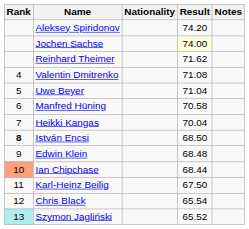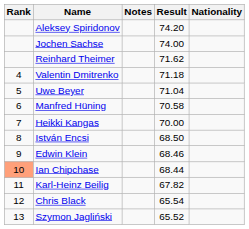columns swapped: (150, 12) <-> (228, 12)
(195, 43) lightyellow background -> (172, 43) no background
(195, 75) 71.08 -> (172, 75) 71.18
(195, 122) 70.04 -> (172, 122) 70.00
(19, 138) bold -> (19, 138) normal
(195, 153) 68.48 -> (172, 153) 68.46
(195, 185) 67.50 -> (172, 185) 67.82
(19, 216) paleturquoise background -> (19, 216) no background
